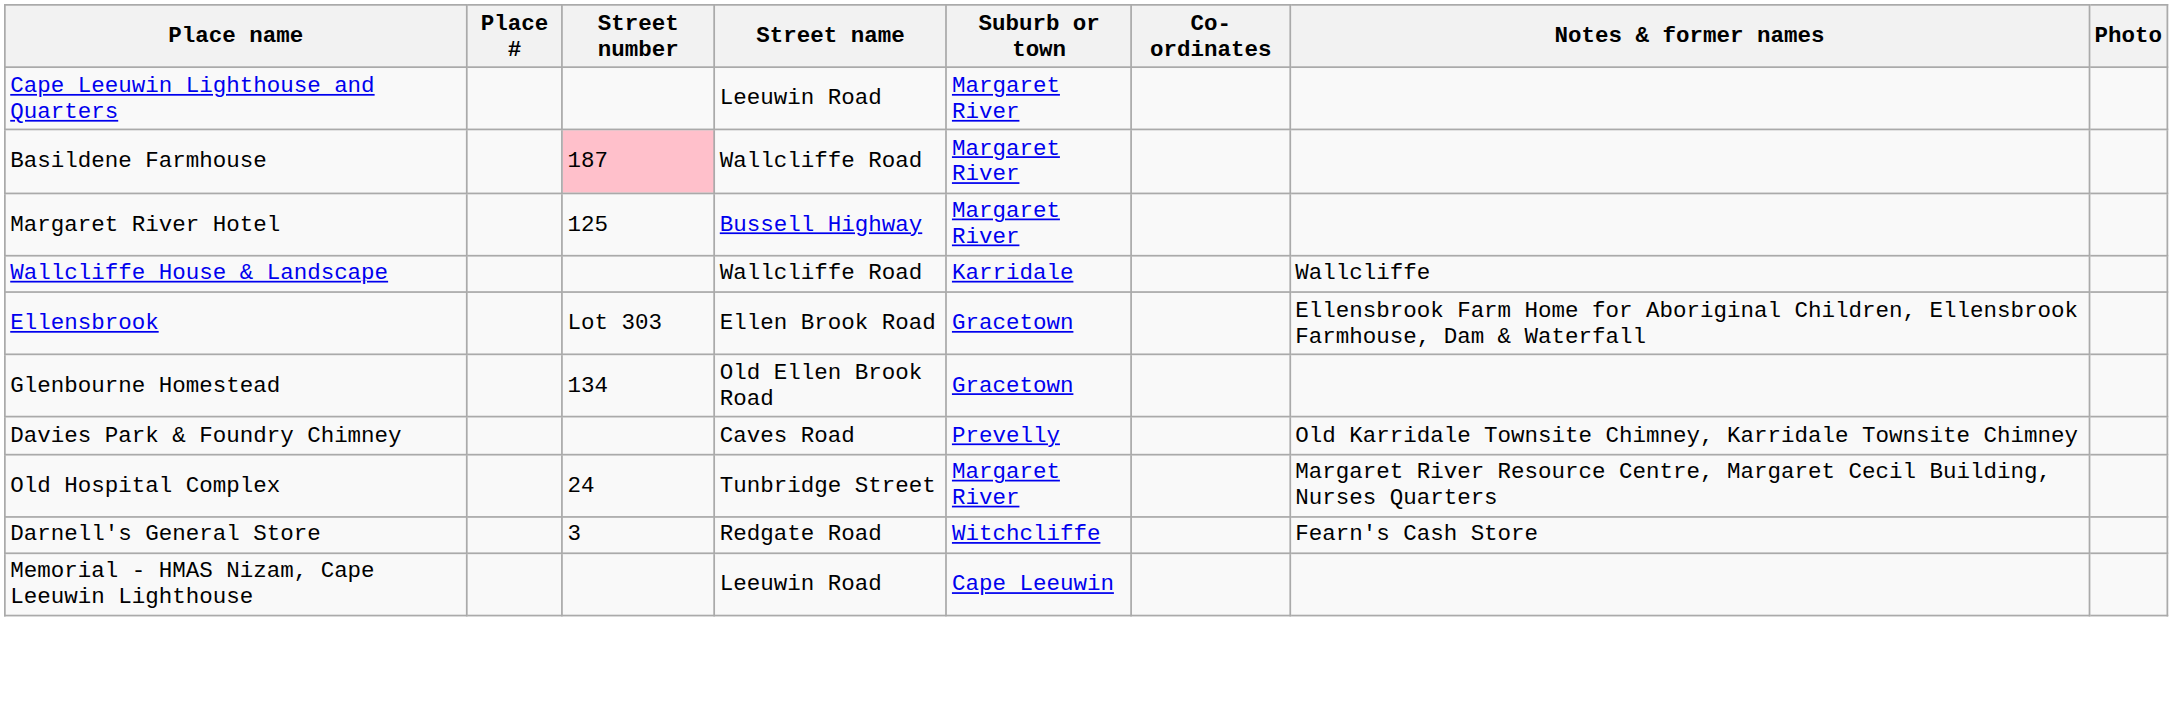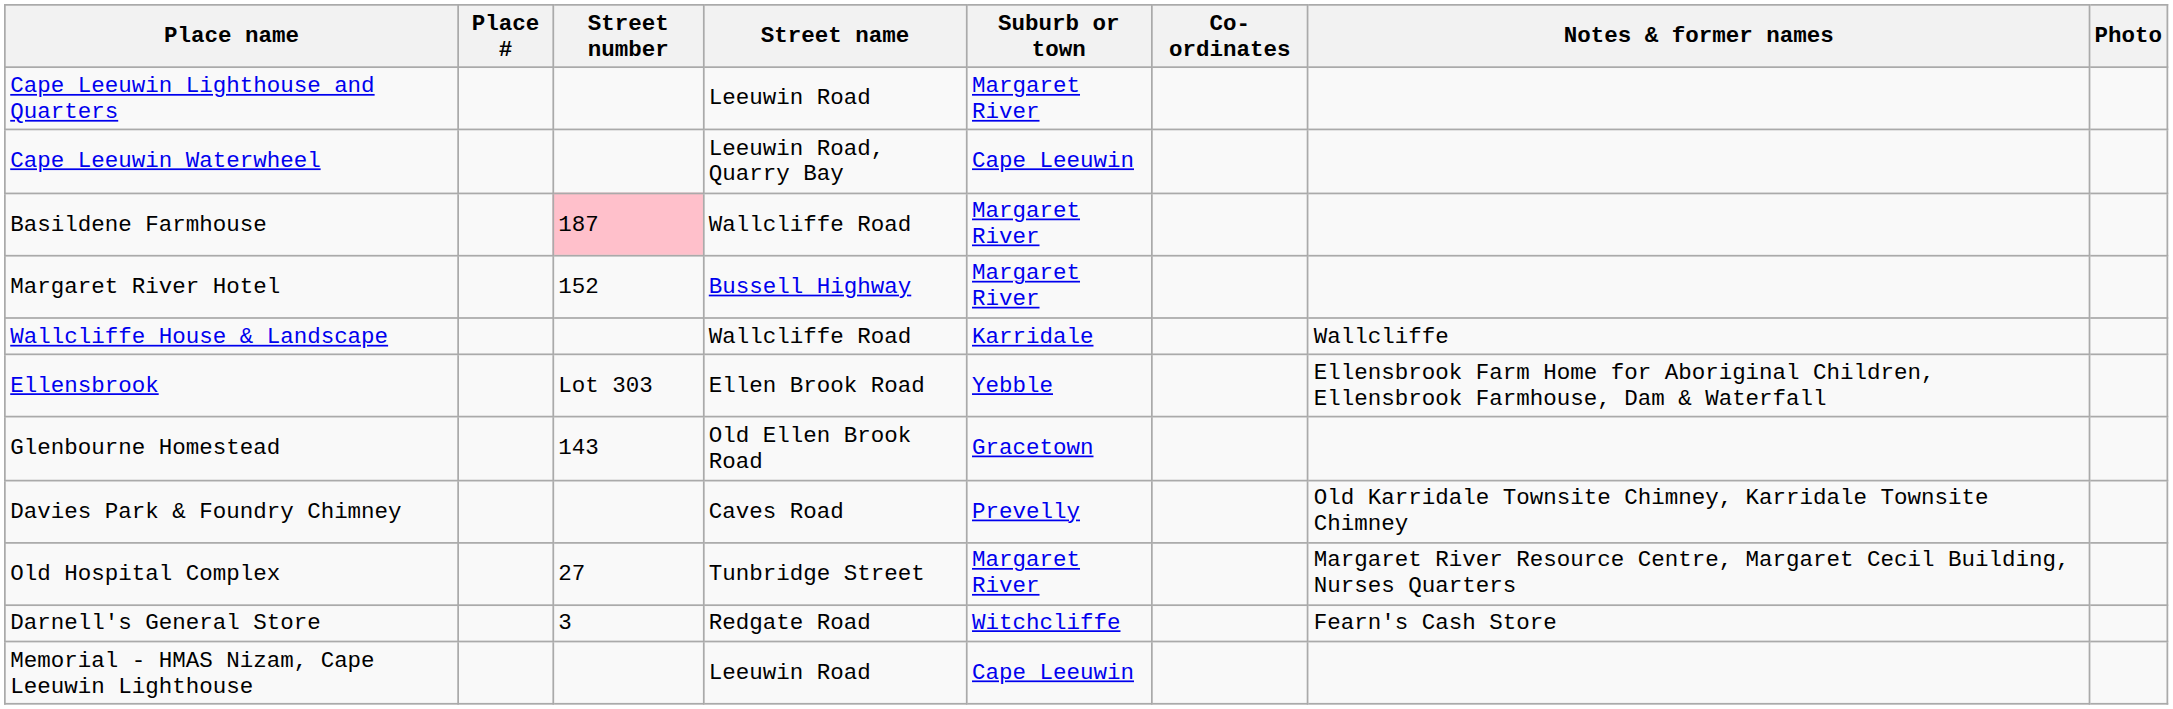+ row: (165, 161)
(588, 224) 125 -> (579, 287) 152
(1013, 323) Gracetown -> (1013, 386) Yebble
(588, 386) 134 -> (579, 448) 143
(581, 485) 24 -> (572, 574) 27
